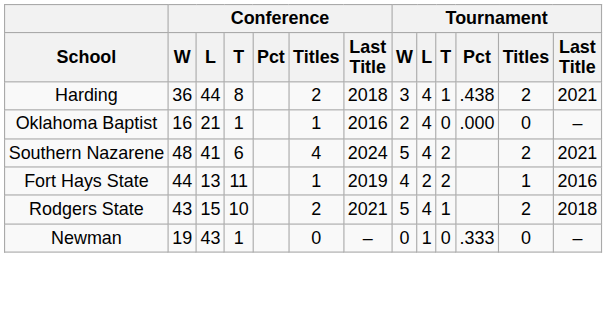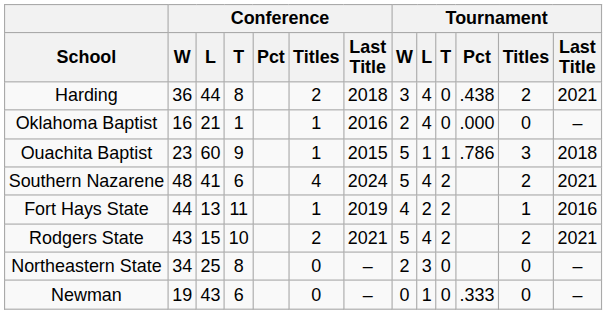(446, 95) 1 -> (446, 95) 0
+ row: (86, 152)
(446, 209) 1 -> (446, 237) 2
(577, 209) 2018 -> (577, 237) 2021
+ row: (86, 266)
(239, 237) 1 -> (239, 294) 6
